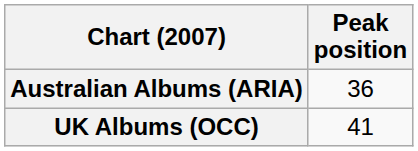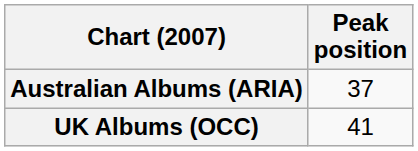(360, 88) 36 -> (360, 88) 37
